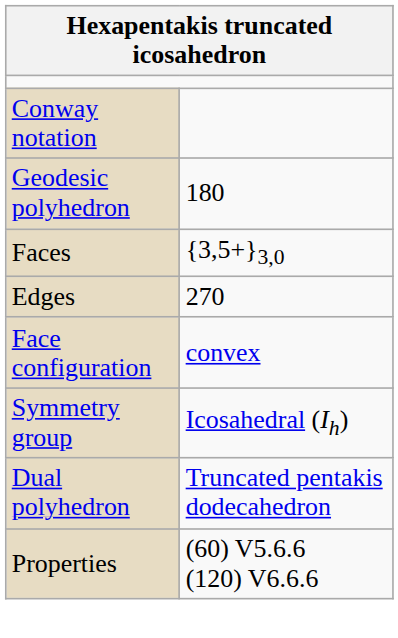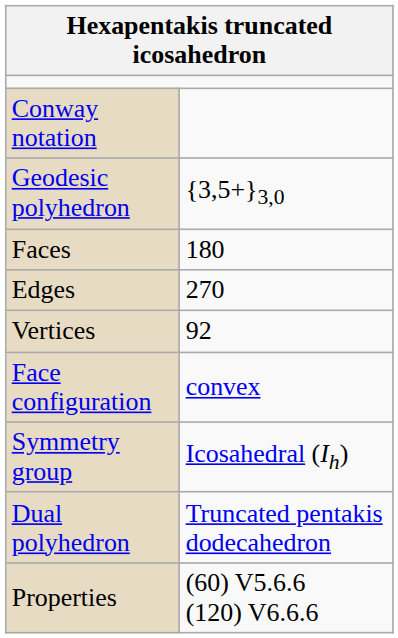(205, 193) 180 -> (235, 193) {3,5+}3,0
(235, 252) {3,5+}3,0 -> (205, 248) 180
+ row: (53, 330)
